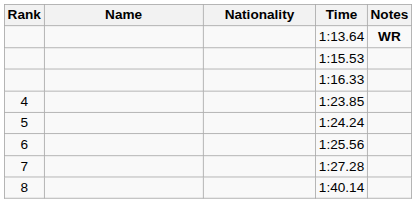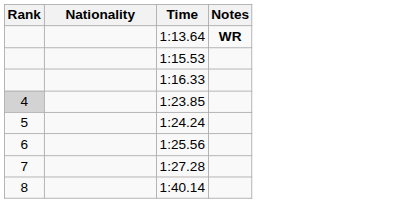- column: (124, 15)
(24, 101) no background -> (24, 101) lightgrey background
